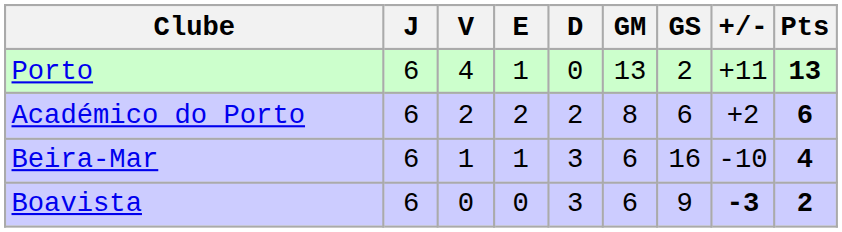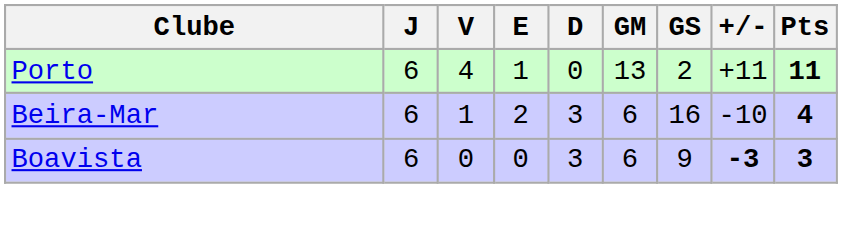(805, 71) 13 -> (805, 71) 11
- row: (158, 116)
(521, 160) 1 -> (521, 116) 2
(805, 204) 2 -> (805, 160) 3
